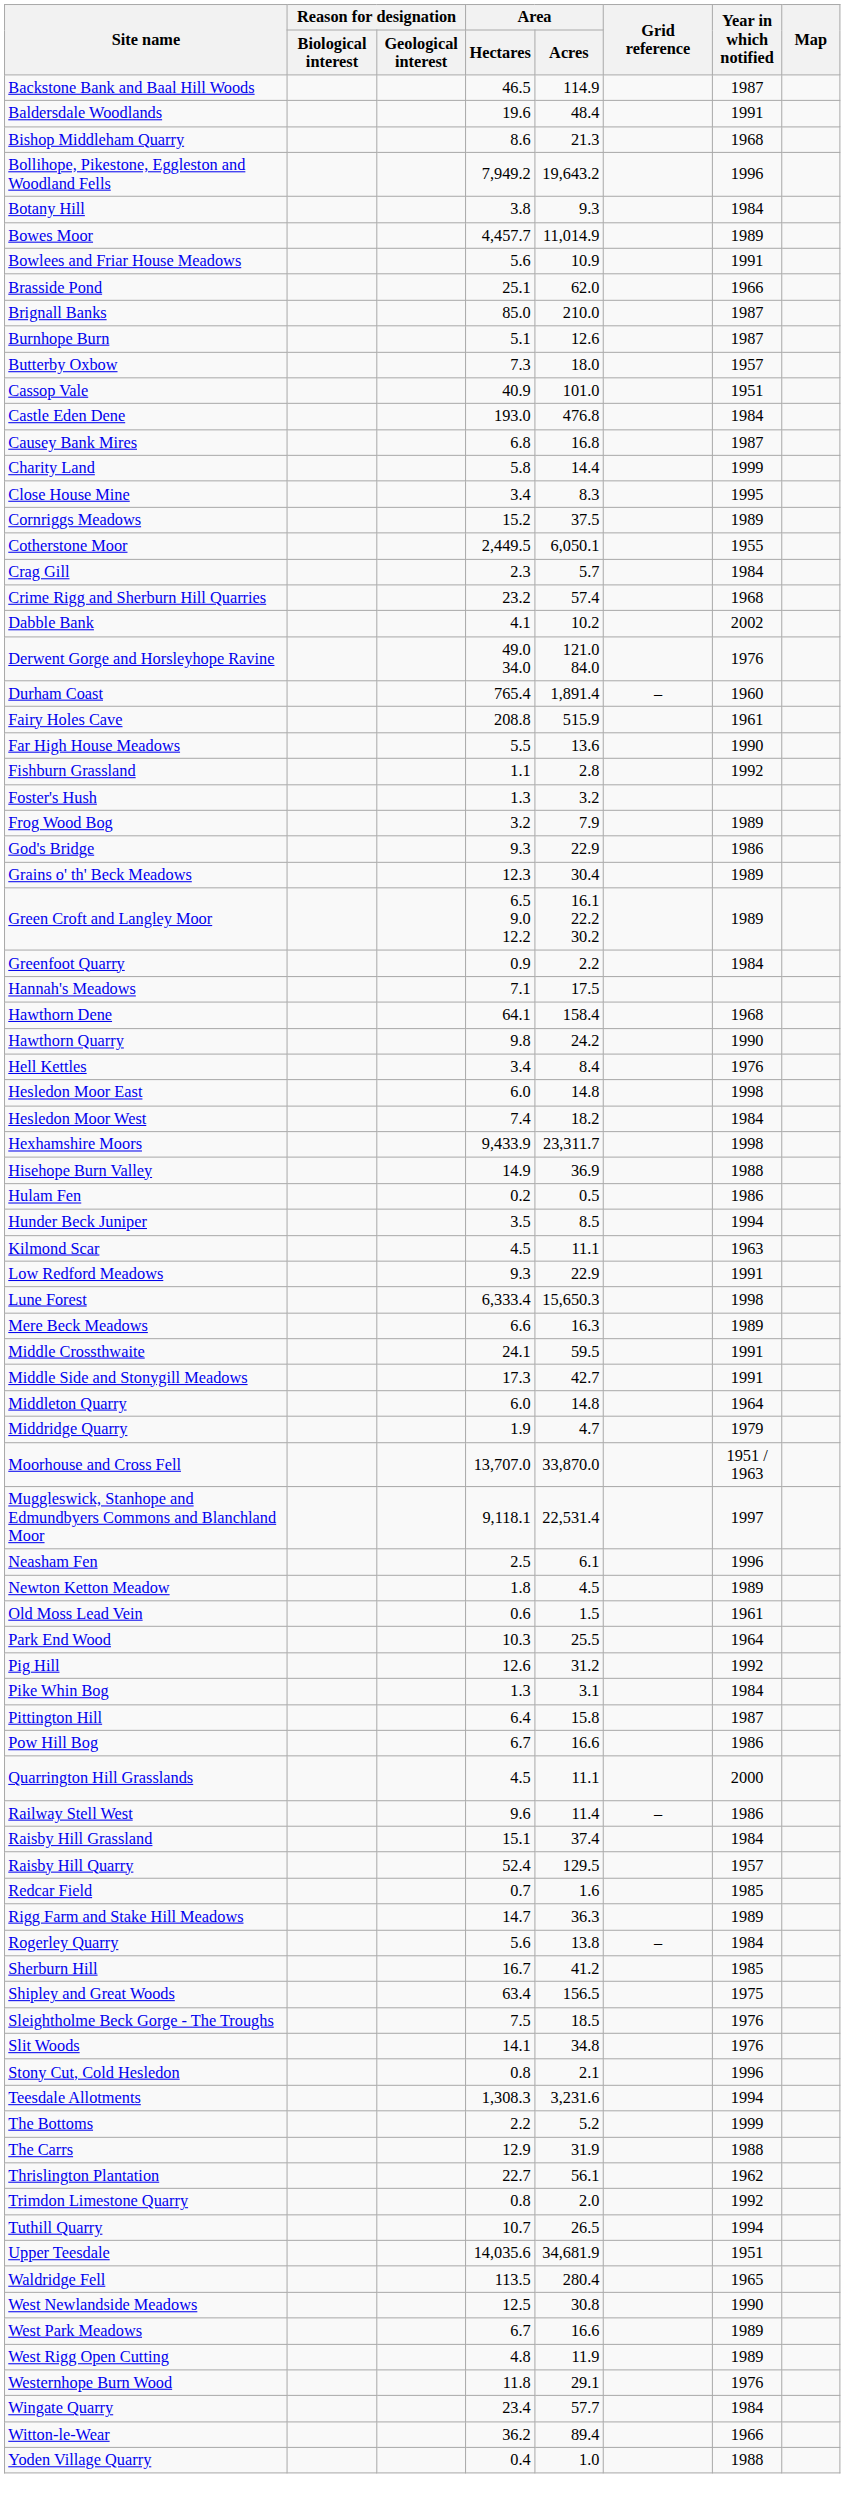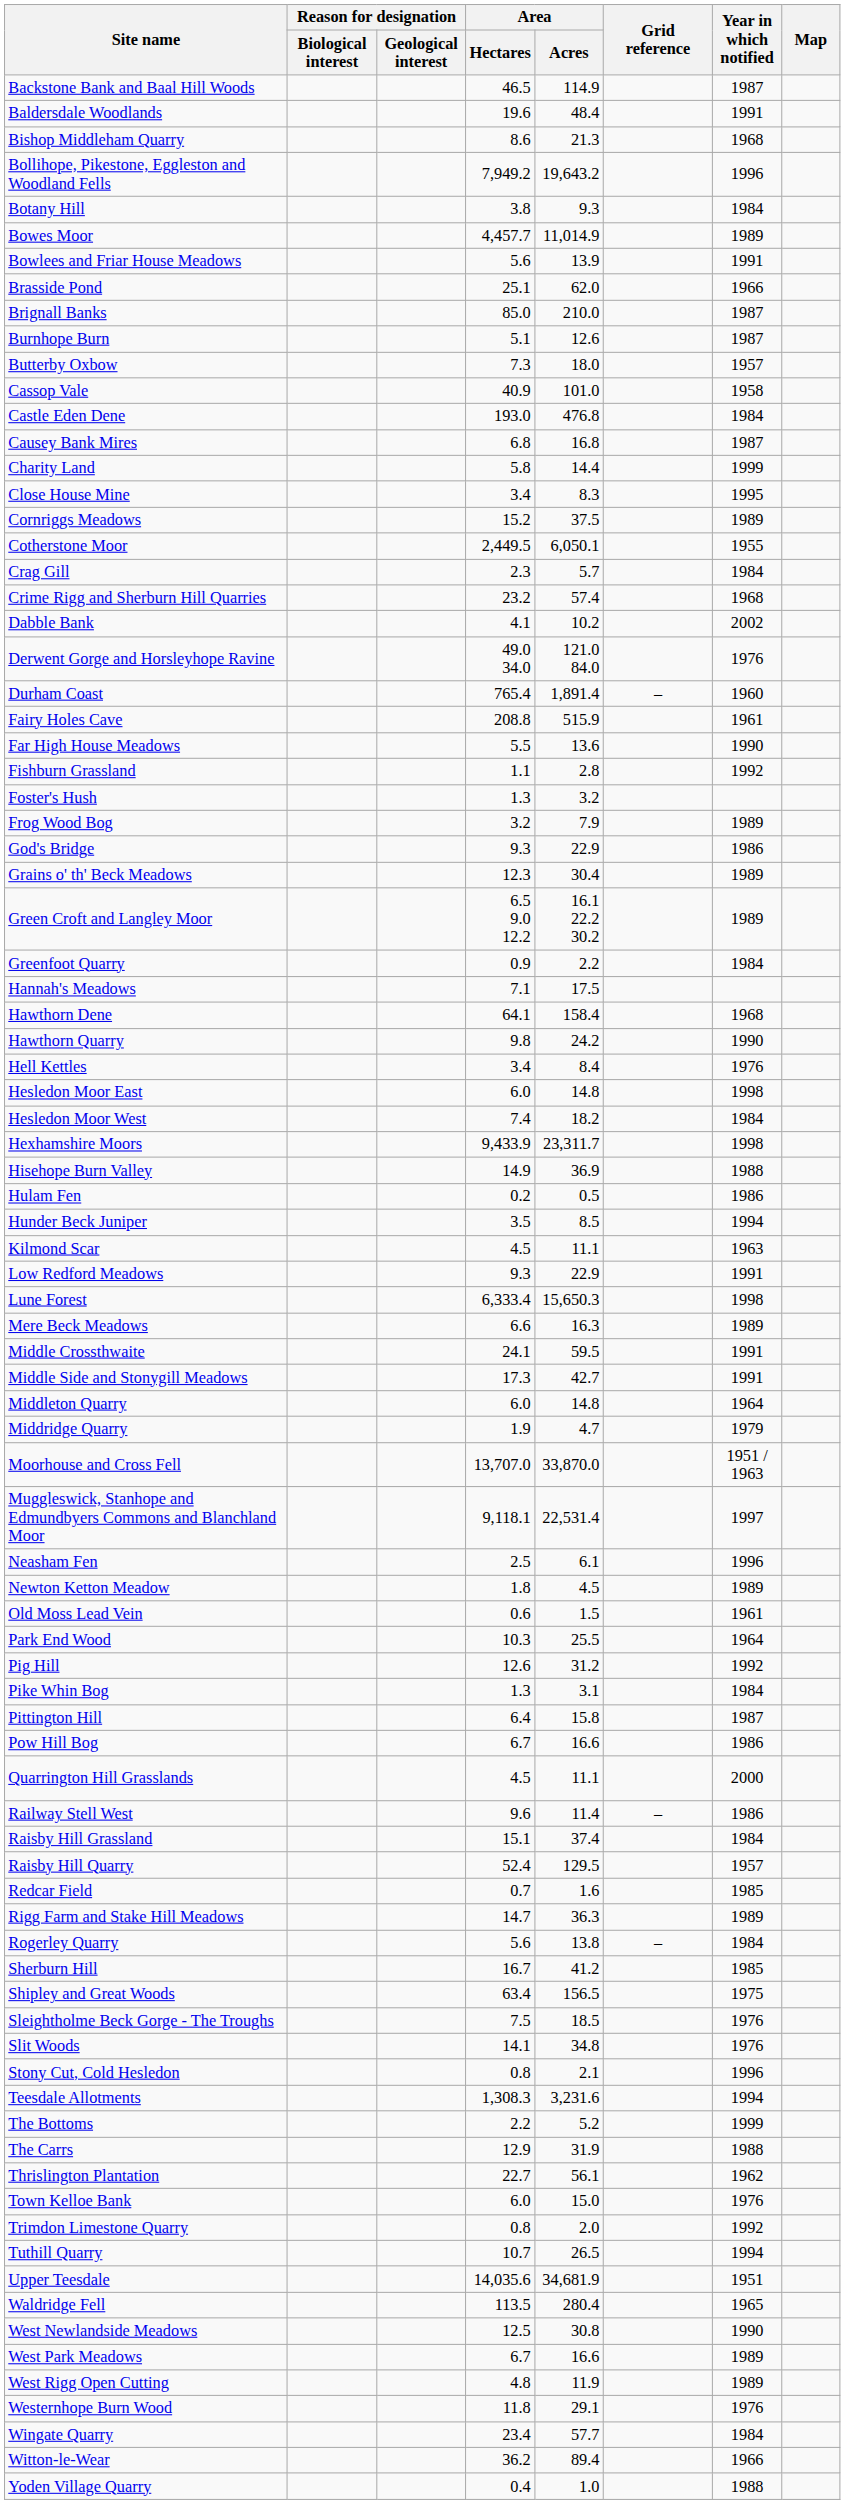(585, 261) 10.9 -> (585, 261) 13.9
(747, 390) 1951 -> (747, 390) 1958
+ row: (70, 2201)
